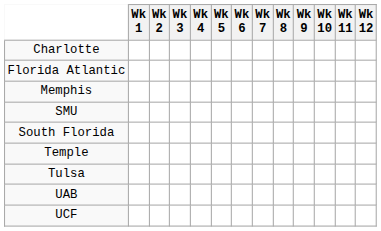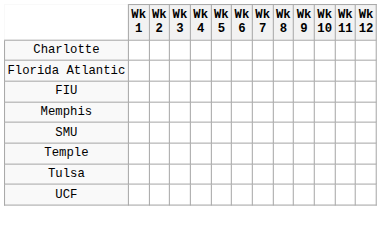+ row: (66, 91)
- row: (66, 132)
- row: (66, 194)
